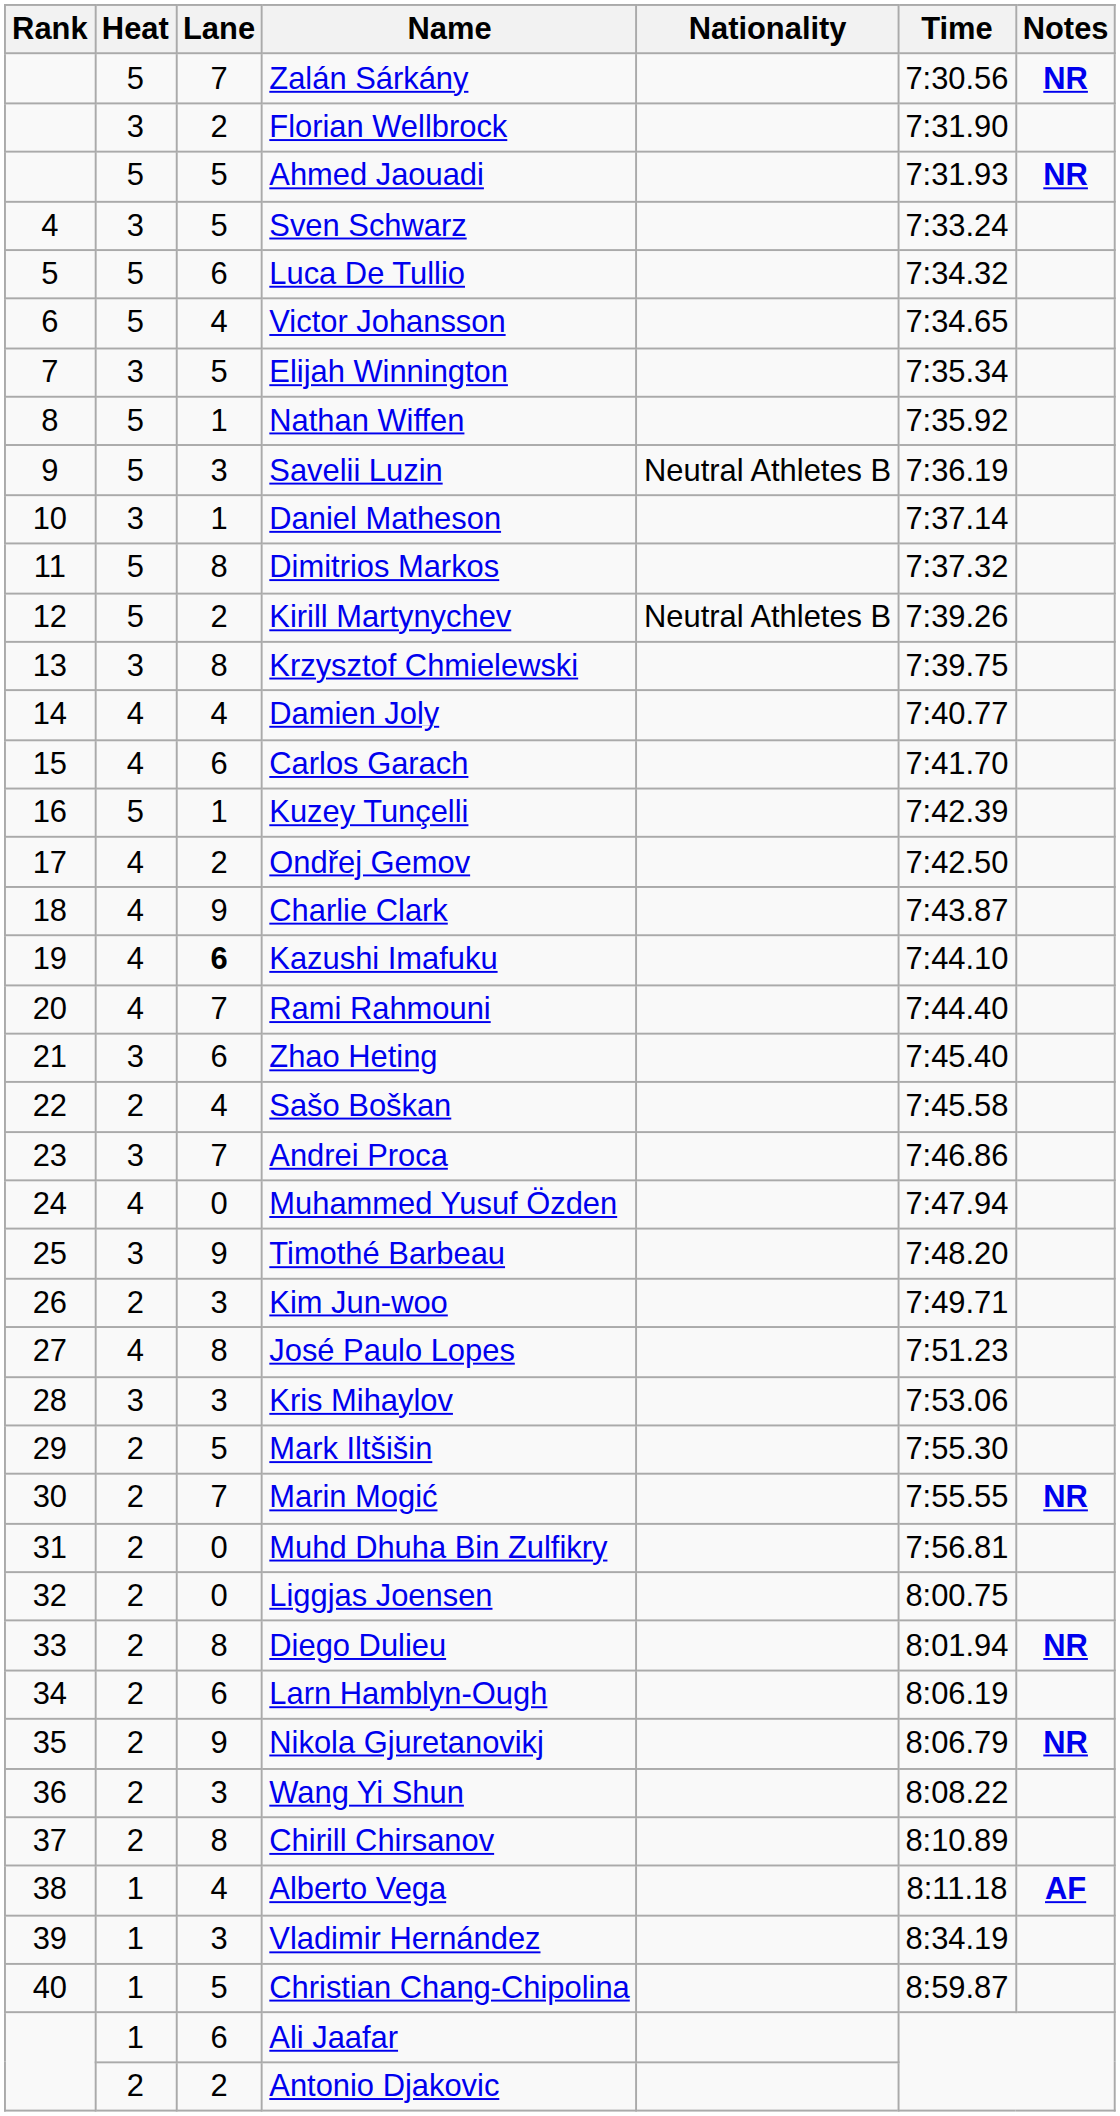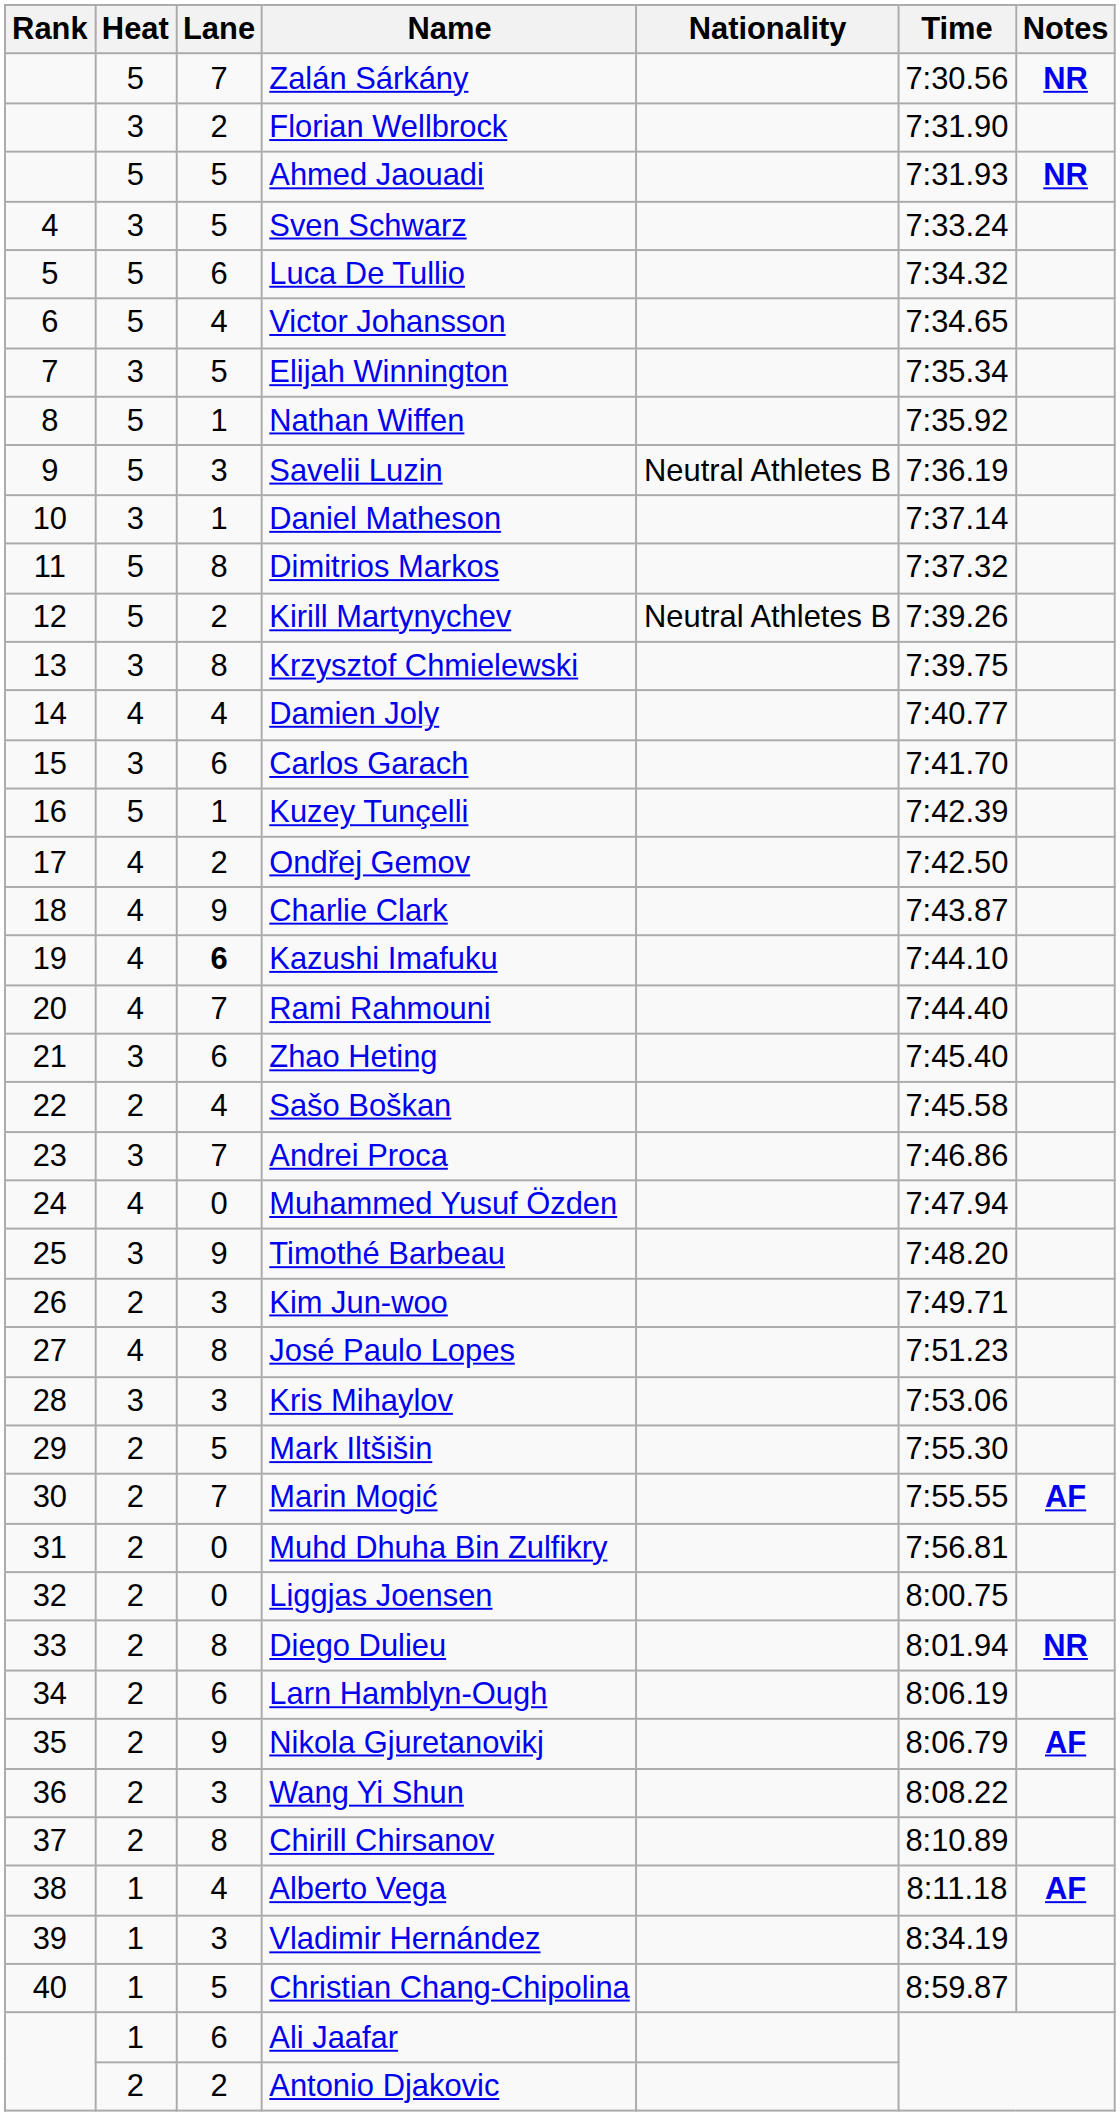(135, 763) 4 -> (135, 763) 3
(1066, 1498) NR -> (1066, 1498) AF
(1066, 1743) NR -> (1066, 1743) AF
